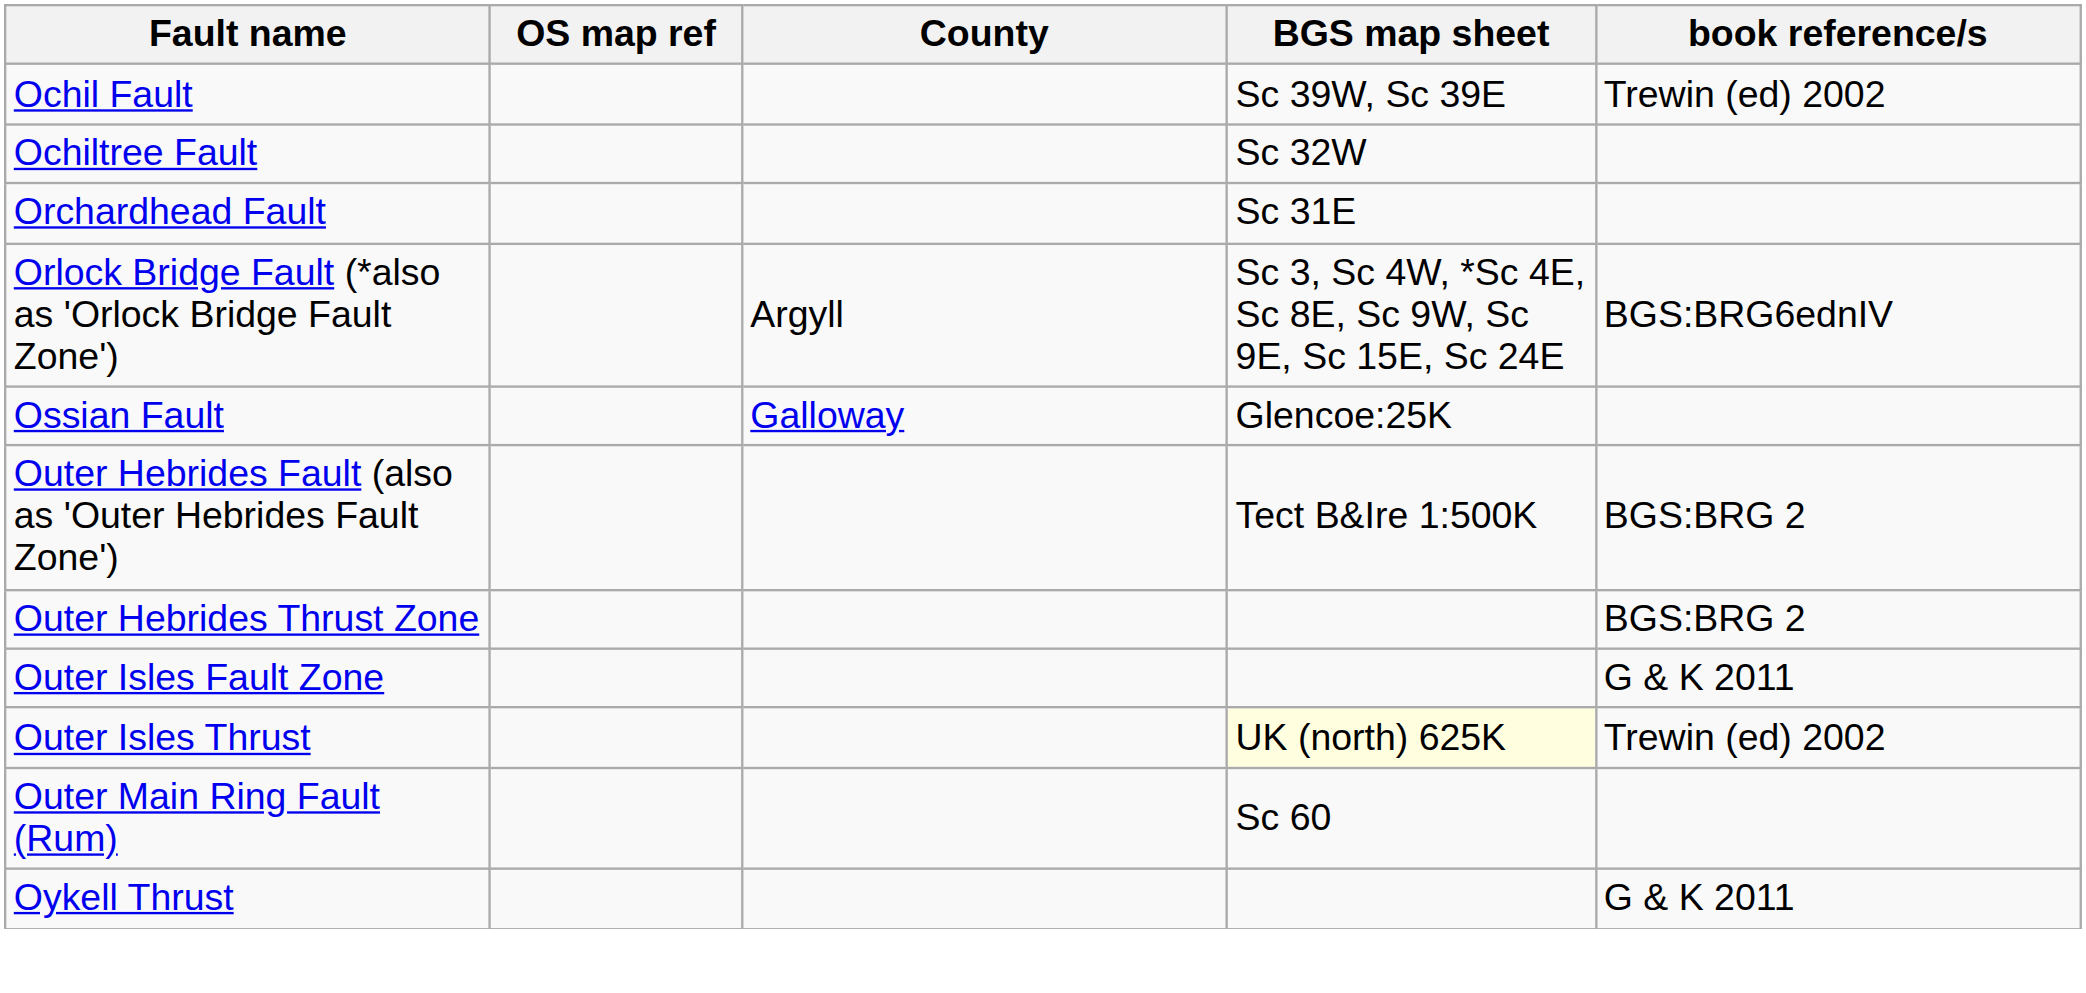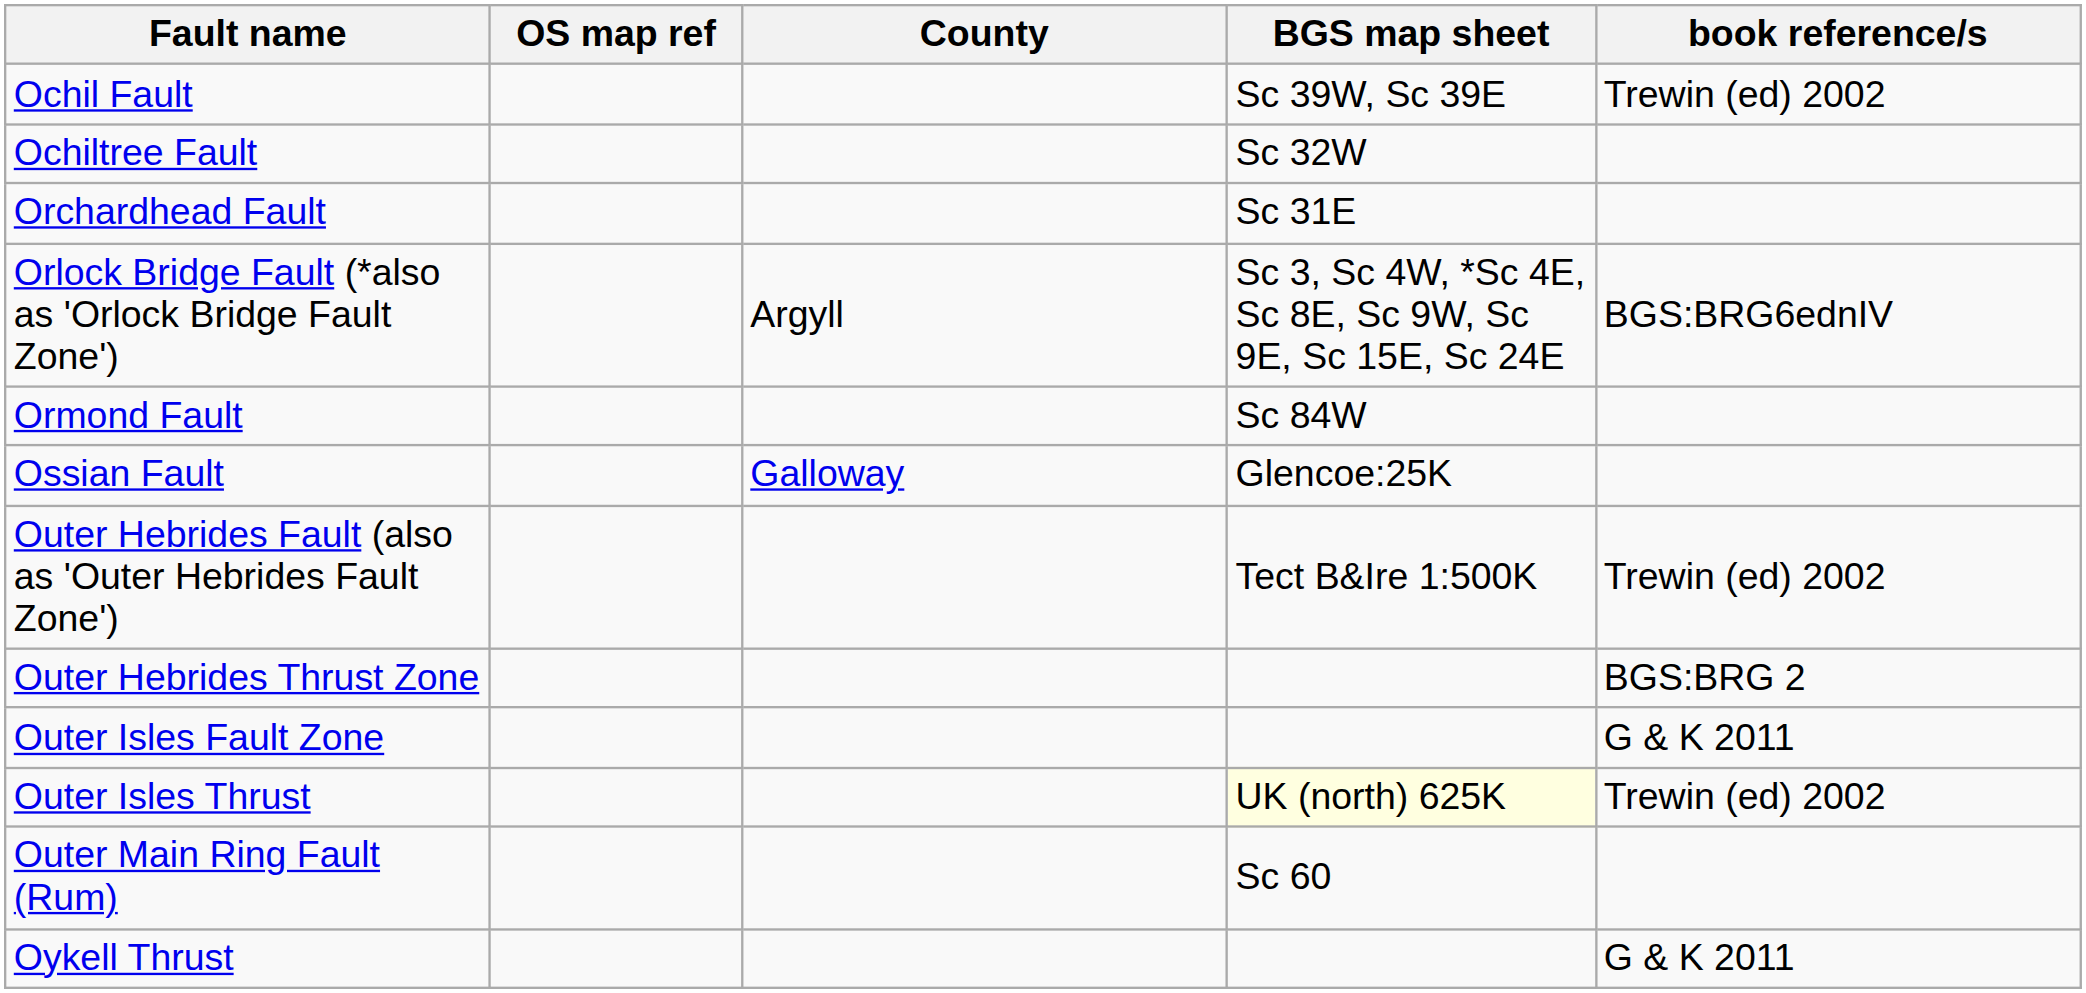+ row: (128, 415)
(1705, 516) BGS:BRG 2 -> (1745, 576) Trewin (ed) 2002
